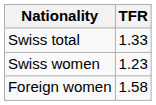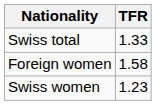rows swapped: (54, 64) <-> (60, 87)
